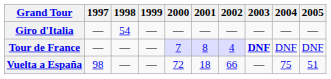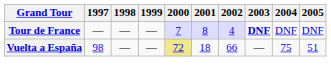- row: (44, 30)
(178, 64) no background -> (178, 47) khaki background
